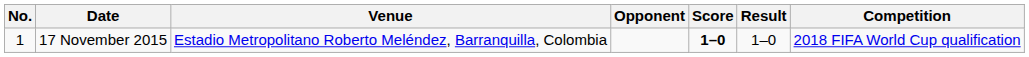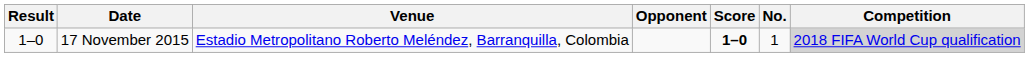columns swapped: (20, 16) <-> (764, 16)
(907, 40) no background -> (907, 40) lightgrey background
